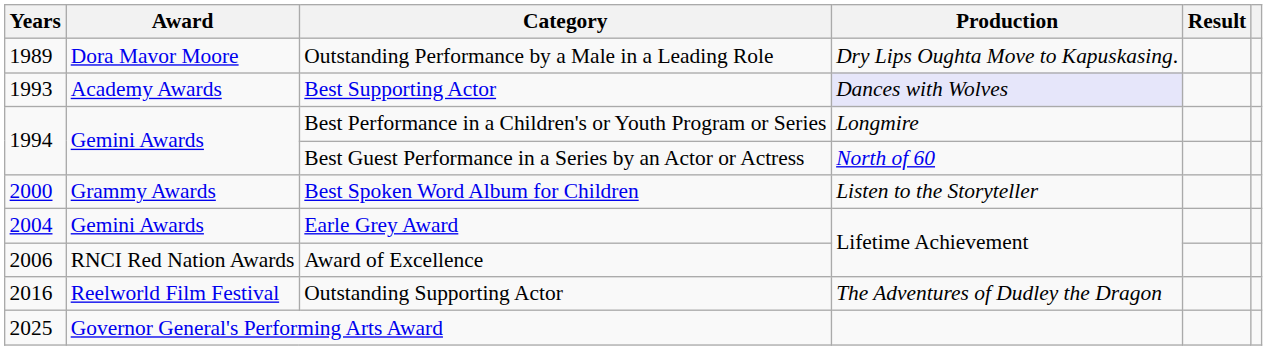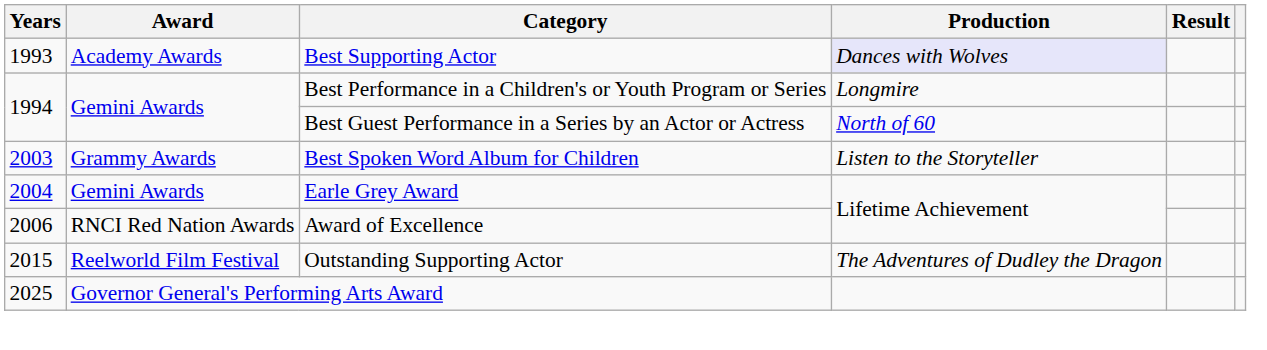- row: (539, 55)
(31, 191) 2000 -> (31, 157) 2003
(31, 293) 2016 -> (31, 259) 2015
